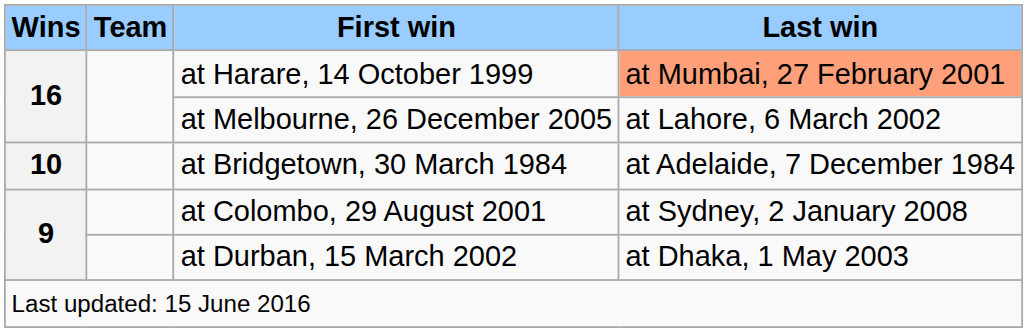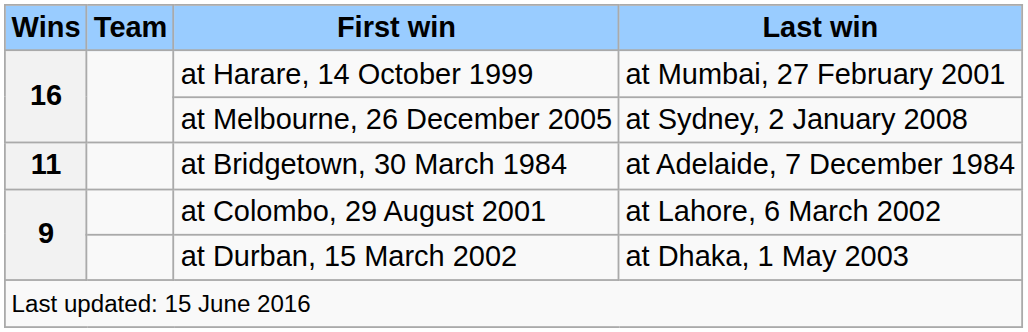(815, 73) lightsalmon background -> (815, 73) no background
(783, 119) at Lahore, 6 March 2002 -> (797, 119) at Sydney, 2 January 2008
(46, 165) 10 -> (46, 165) 11
(797, 211) at Sydney, 2 January 2008 -> (783, 211) at Lahore, 6 March 2002
